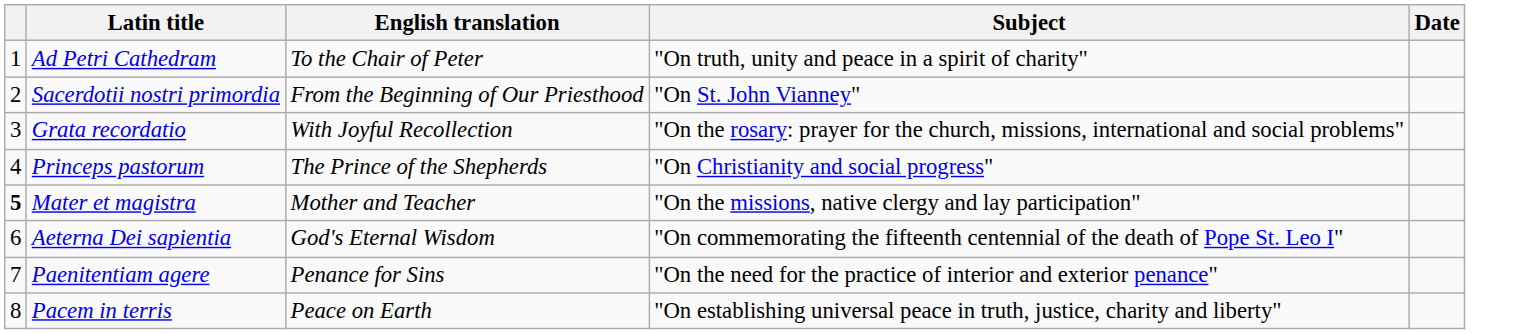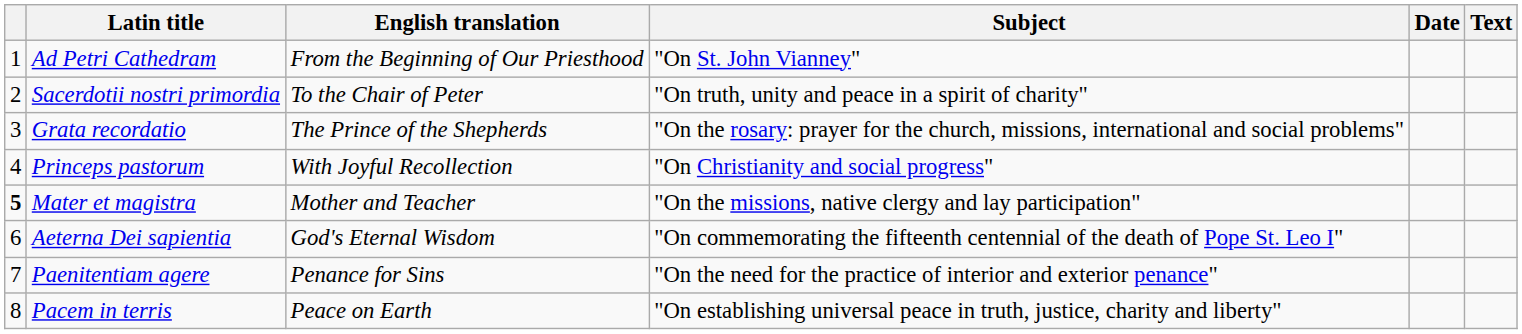+ column: (1491, 22)
(387, 58) To the Chair of Peter -> (467, 58) From the Beginning of Our Priesthood
(871, 58) "On truth, unity and peace in a spirit of charity" -> (757, 58) "On St. John Vianney"
(467, 94) From the Beginning of Our Priesthood -> (387, 94) To the Chair of Peter
(757, 94) "On St. John Vianney" -> (871, 94) "On truth, unity and peace in a spirit of charity"
(402, 130) With Joyful Recollection -> (419, 130) The Prince of the Shepherds
(419, 166) The Prince of the Shepherds -> (402, 166) With Joyful Recollection
